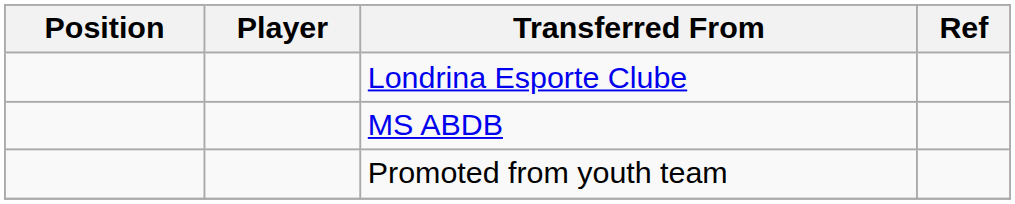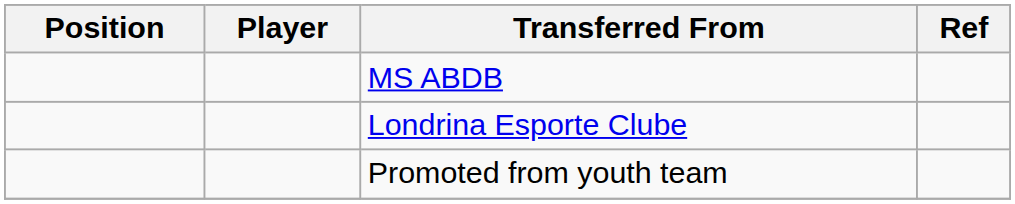rows swapped: (435, 125) <-> (527, 76)
